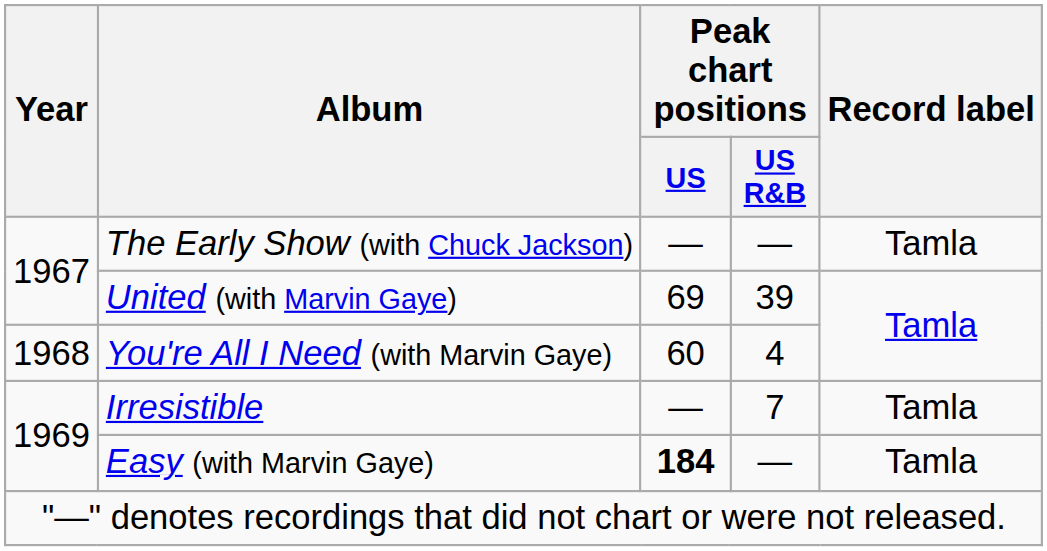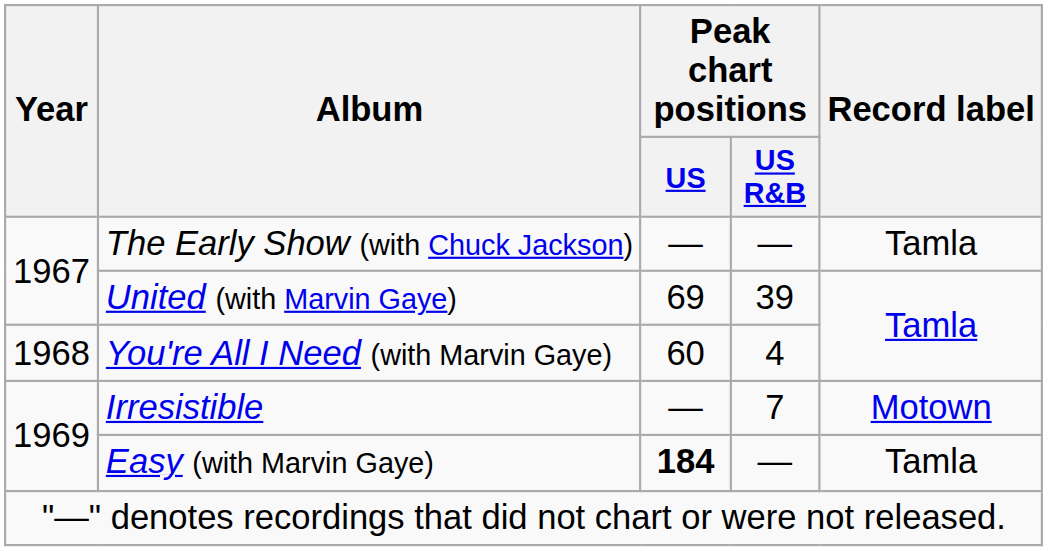(931, 407) Tamla -> (931, 407) Motown
